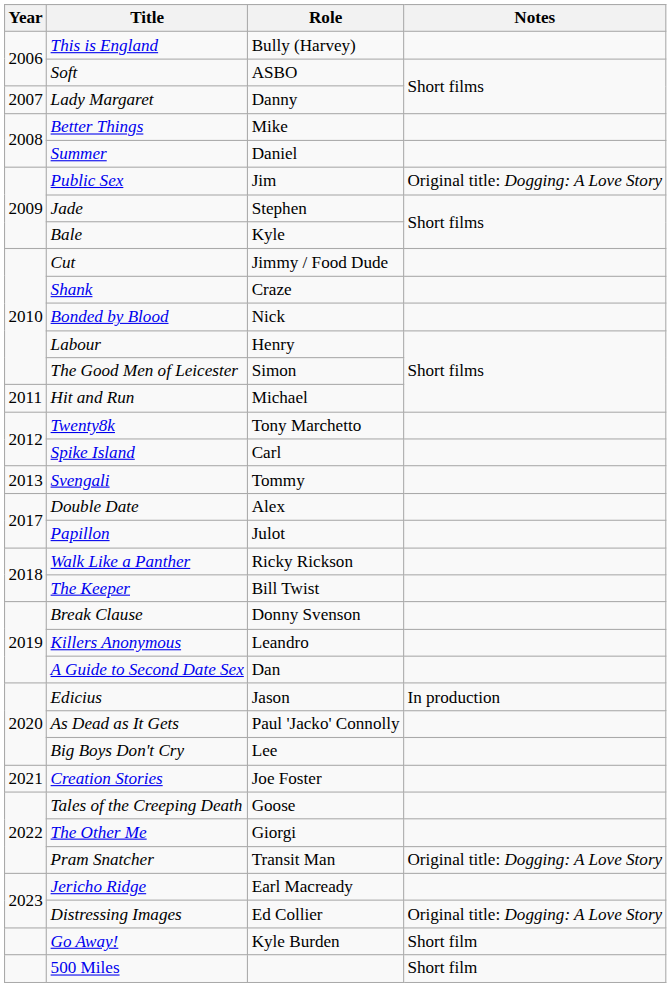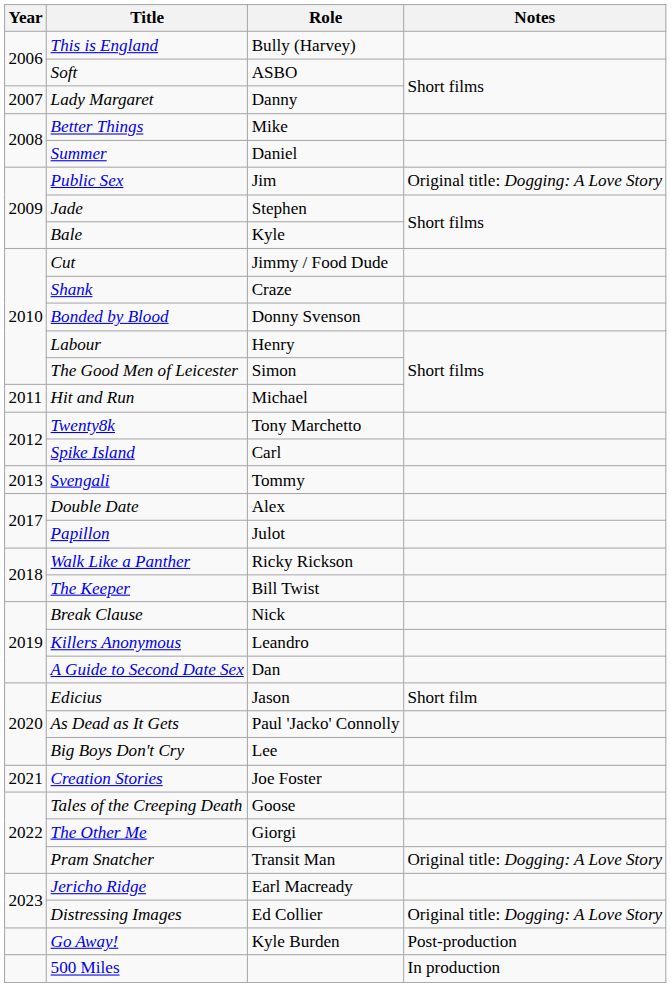(268, 316) Nick -> (306, 316) Donny Svenson
(306, 615) Donny Svenson -> (268, 615) Nick
(454, 696) In production -> (442, 696) Short film
(442, 941) Short film -> (462, 941) Post-production
(442, 968) Short film -> (454, 968) In production
